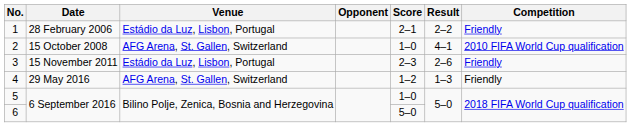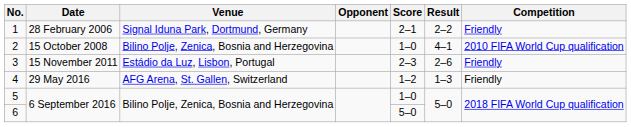(199, 29) Estádio da Luz, Lisbon, Portugal -> (215, 29) Signal Iduna Park, Dortmund, Germany
(205, 46) AFG Arena, St. Gallen, Switzerland -> (228, 46) Bilino Polje, Zenica, Bosnia and Herzegovina
